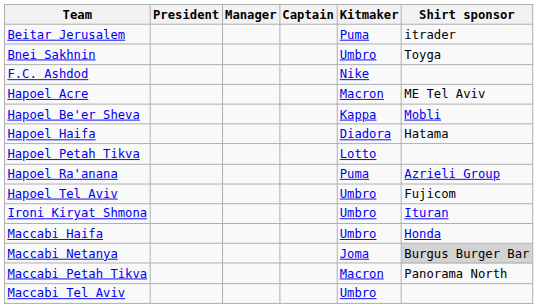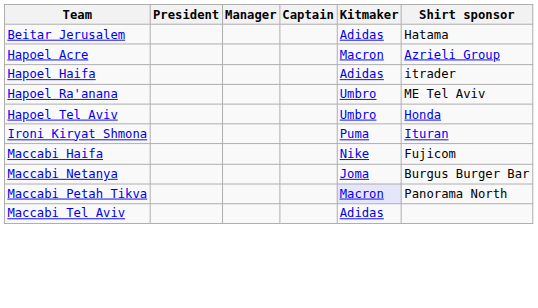(354, 34) Puma -> (362, 34) Adidas
(430, 34) itrader -> (426, 34) Hatama
- row: (52, 54)
- row: (48, 74)
(445, 94) ME Tel Aviv -> (452, 54) Azrieli Group
- row: (74, 114)
(365, 134) Diadora -> (362, 74) Adidas
(426, 134) Hatama -> (430, 74) itrader
- row: (74, 154)
(354, 174) Puma -> (358, 94) Umbro
(452, 174) Azrieli Group -> (445, 94) ME Tel Aviv
(430, 194) Fujicom -> (423, 114) Honda
(358, 214) Umbro -> (354, 134) Puma
(358, 234) Umbro -> (354, 154) Nike
(423, 234) Honda -> (430, 154) Fujicom
(467, 253) lightgrey background -> (467, 174) no background
(362, 273) no background -> (362, 194) lavender background
(358, 293) Umbro -> (362, 214) Adidas
